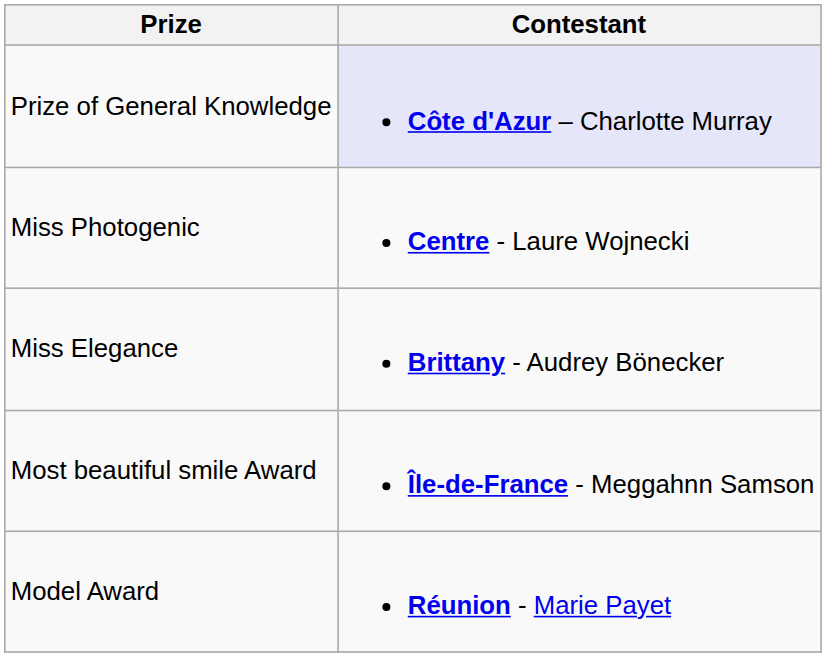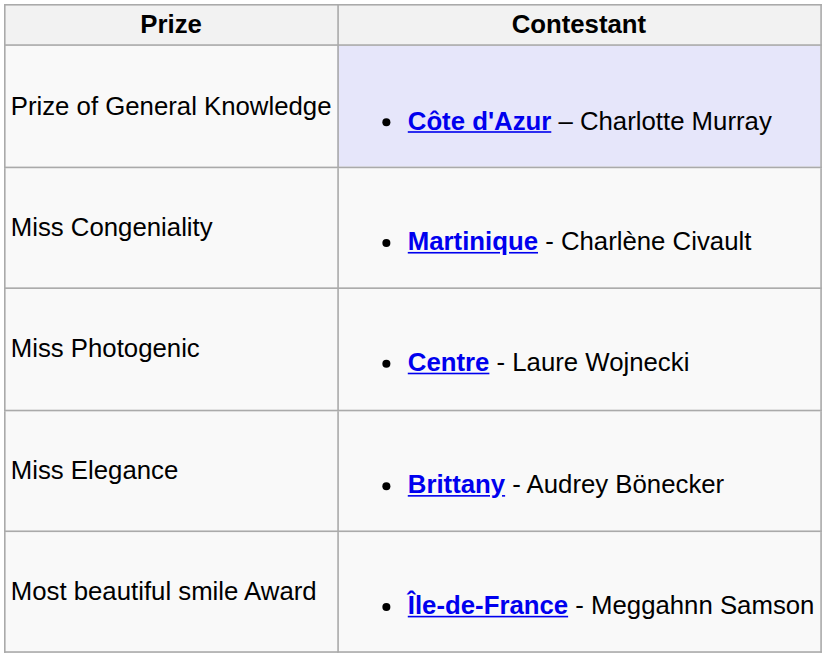+ row: (112, 227)
- row: (85, 591)
